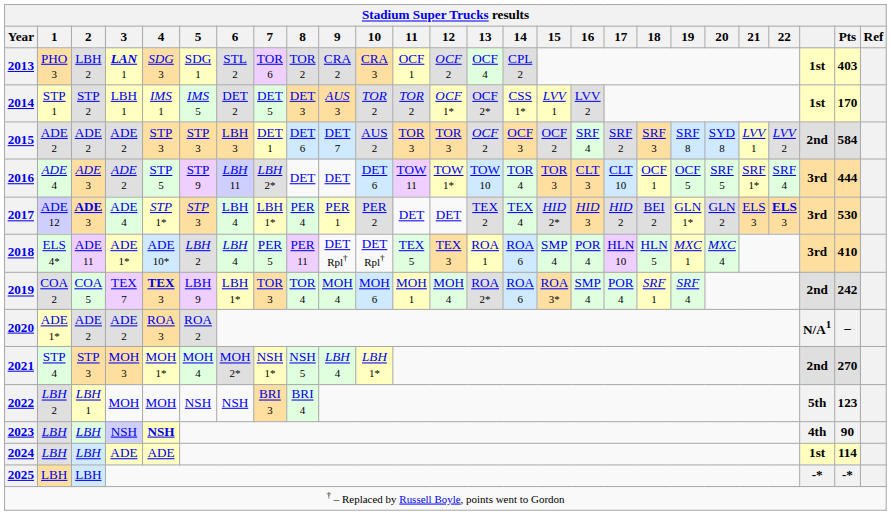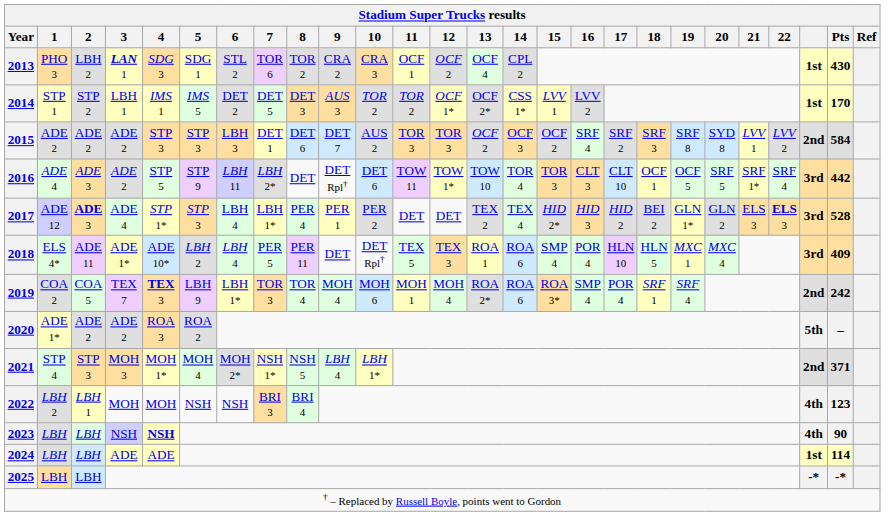(847, 66) 403 -> (841, 66) 430
(337, 177) DET -> (337, 178) DET Rpl†
(847, 177) 444 -> (841, 178) 442
(847, 215) 530 -> (841, 216) 528
(337, 252) DET Rpl† -> (337, 254) DET
(847, 253) 410 -> (841, 254) 409
(817, 328) N/A1 -> (814, 329) 5th
(847, 365) 270 -> (841, 366) 371
(817, 402) 5th -> (814, 404) 4th
